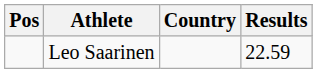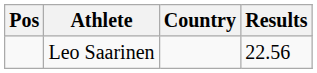(268, 52) 22.59 -> (268, 52) 22.56
